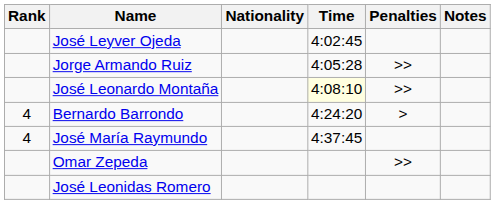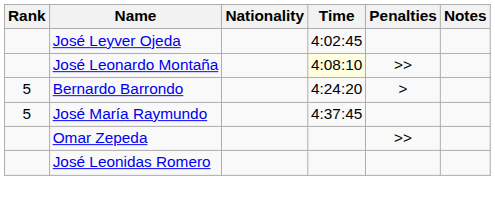- row: (122, 65)
(27, 114) 4 -> (27, 89) 5
(27, 138) 4 -> (27, 114) 5
